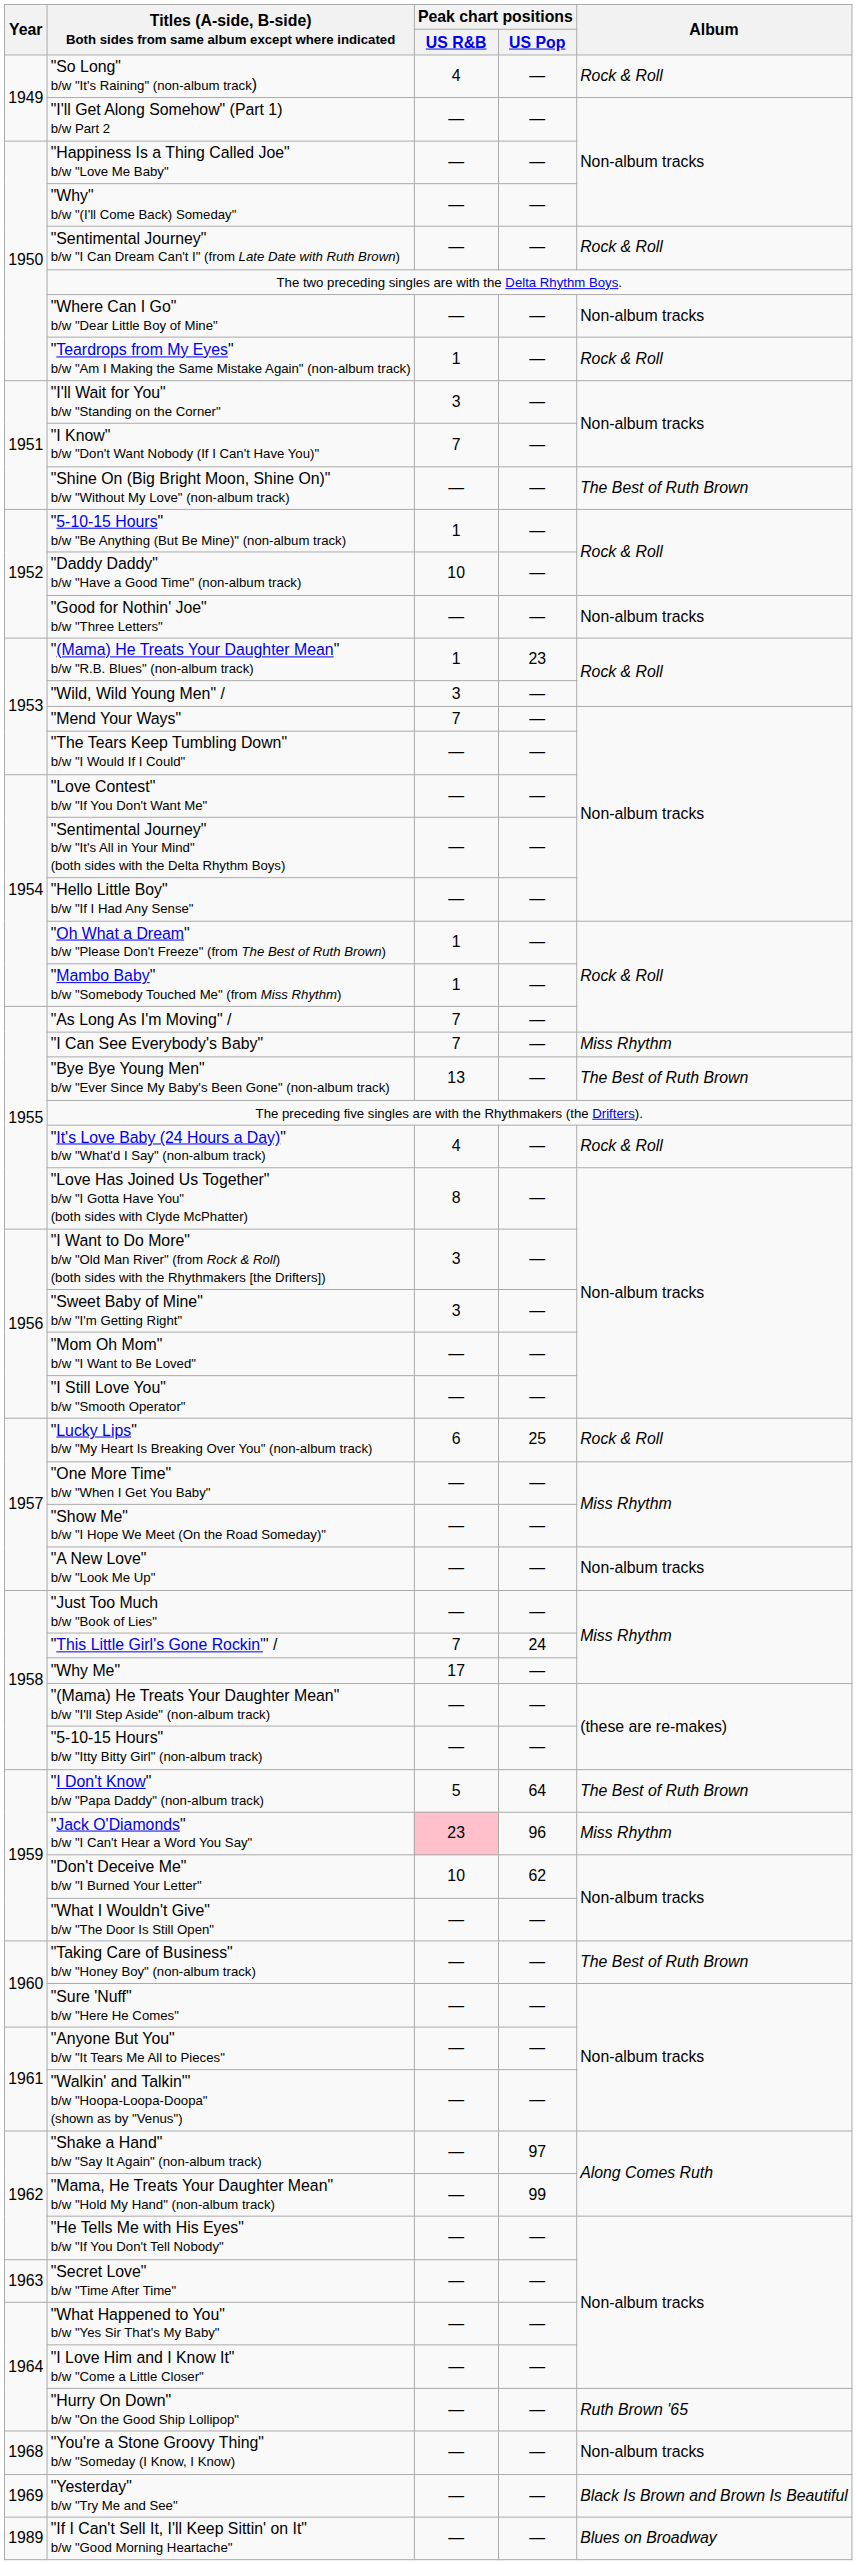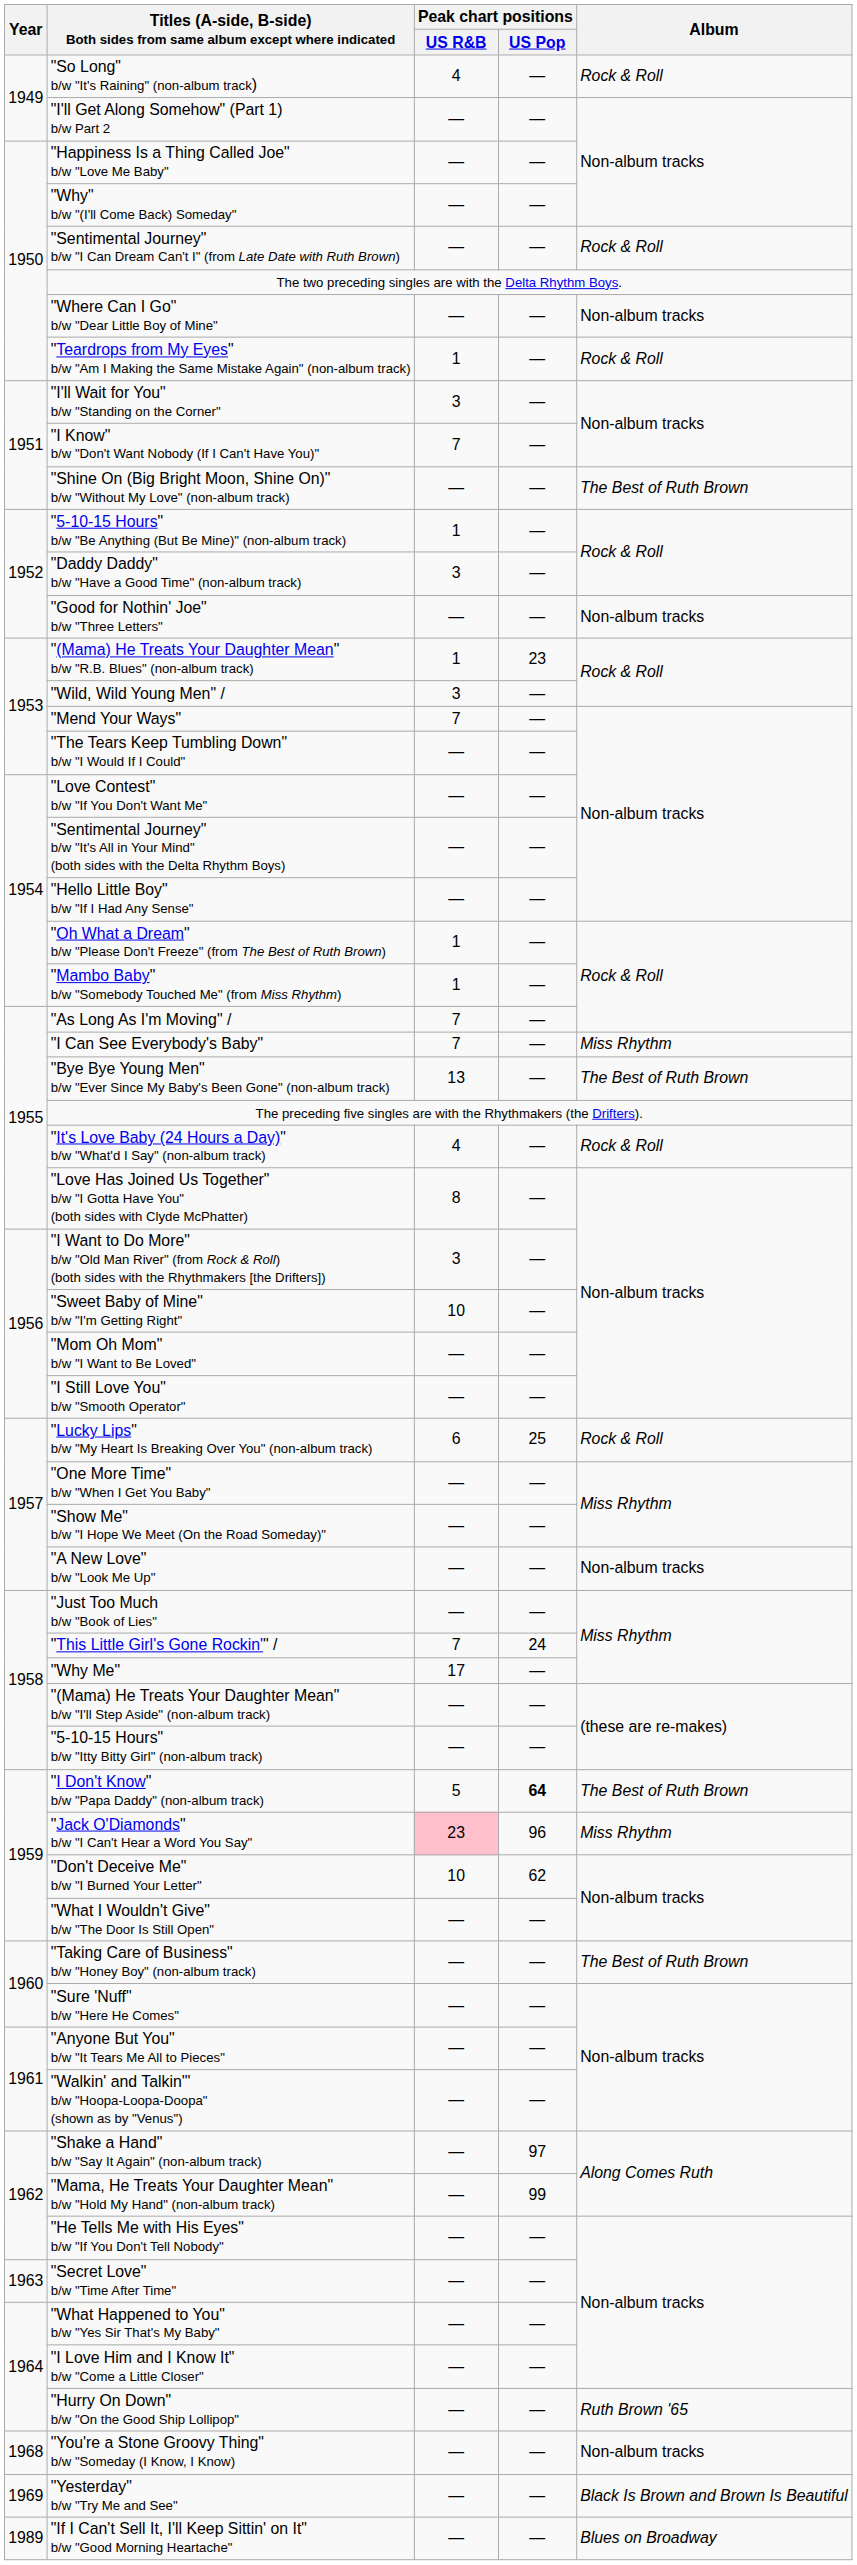(456, 573) 10 -> (456, 573) 3
(456, 1310) 3 -> (456, 1310) 10
(537, 1790) normal -> (537, 1790) bold
